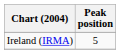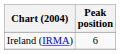(95, 40) 5 -> (95, 40) 6
